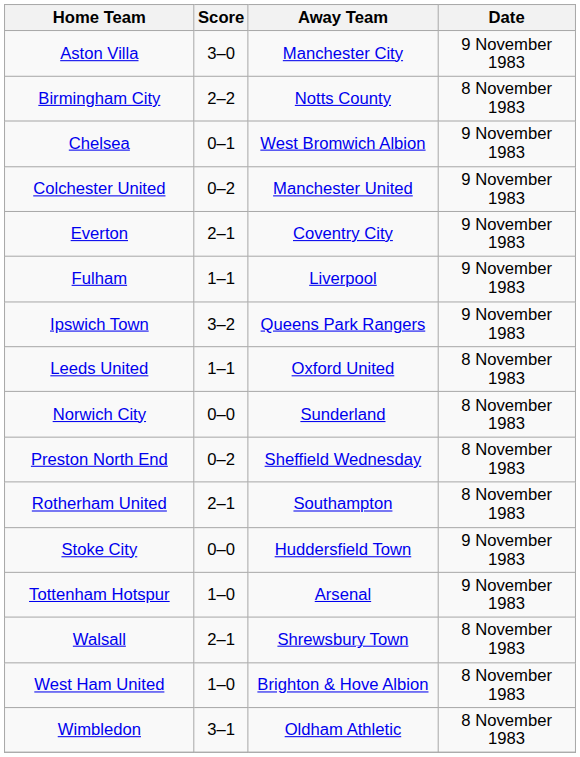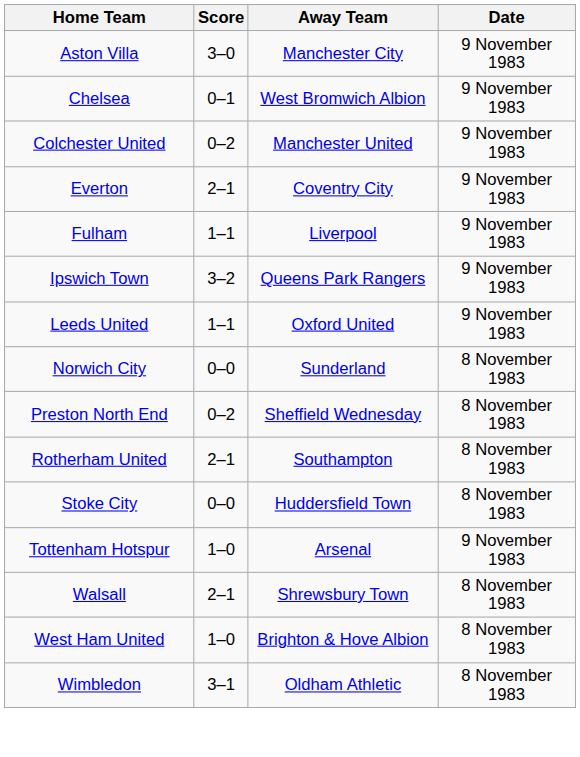- row: (99, 98)
(507, 369) 8 November 1983 -> (507, 324) 9 November 1983
(507, 549) 9 November 1983 -> (507, 504) 8 November 1983
